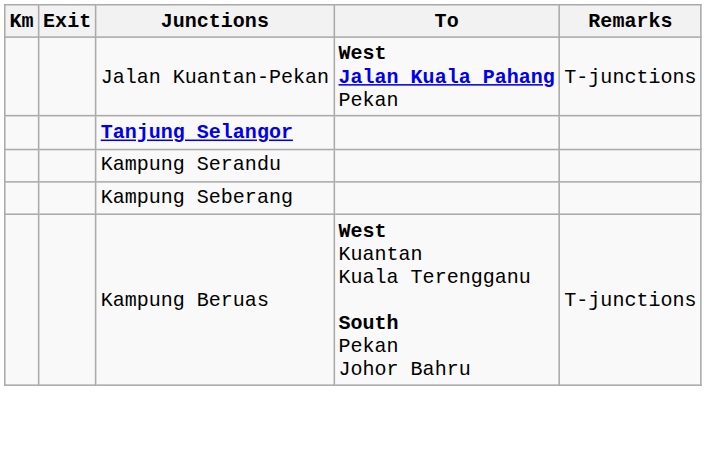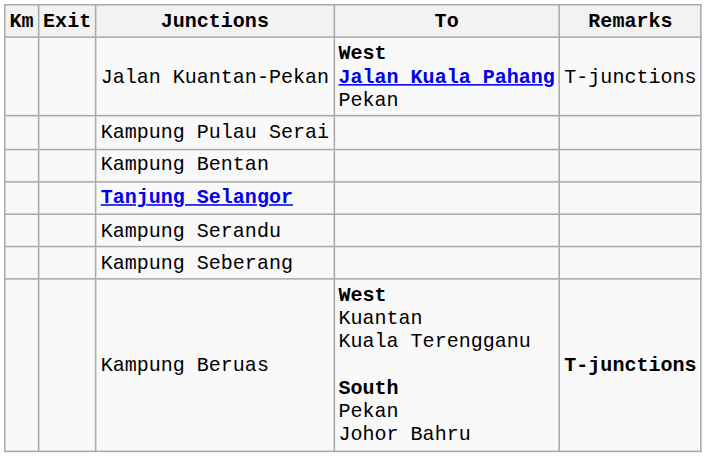+ row: (215, 133)
+ row: (185, 165)
(630, 300) normal -> (630, 365) bold
